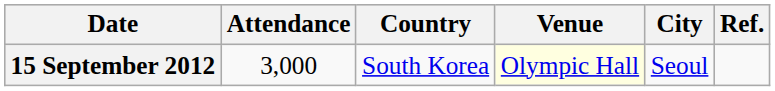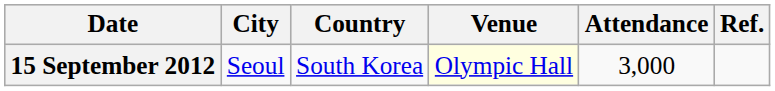columns swapped: (680, 24) <-> (289, 24)
